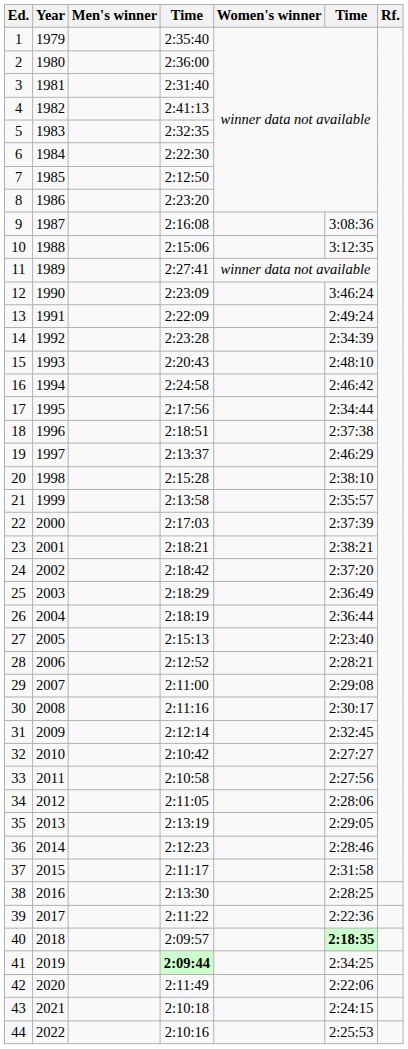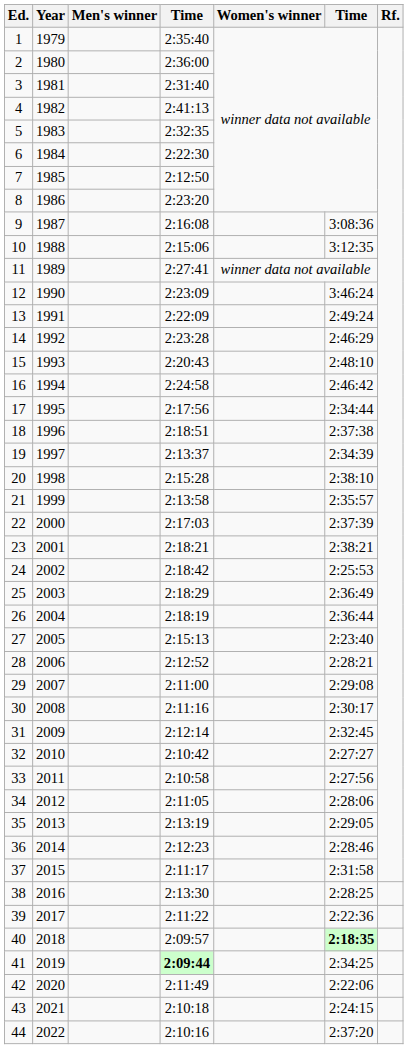(351, 339) 2:34:39 -> (351, 339) 2:46:29
(351, 454) 2:46:29 -> (351, 454) 2:34:39
(351, 570) 2:37:20 -> (351, 570) 2:25:53
(351, 1032) 2:25:53 -> (351, 1032) 2:37:20
